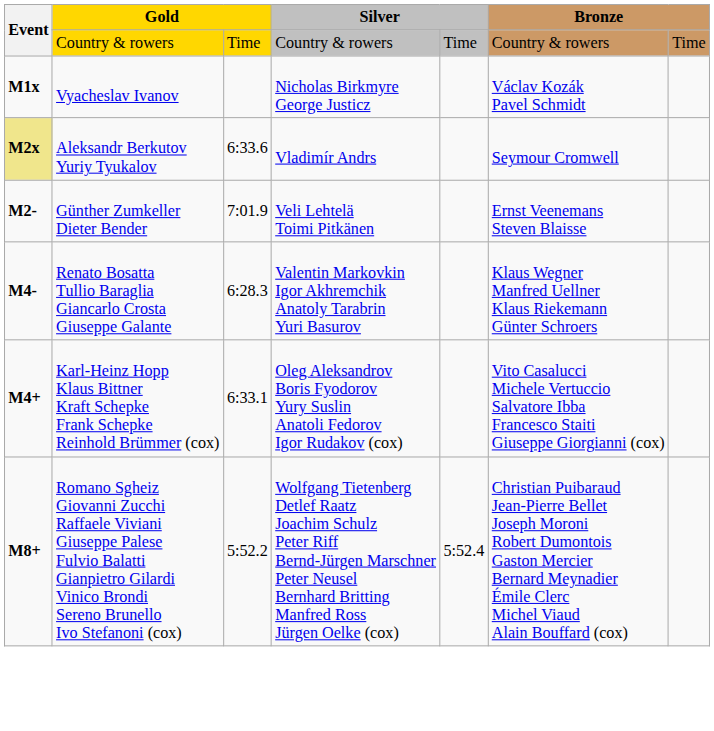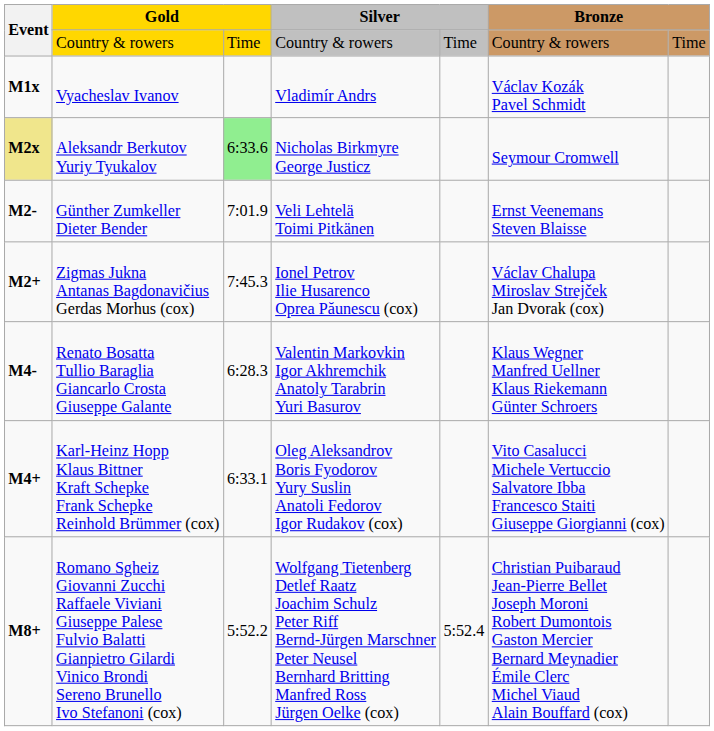(337, 95) Nicholas Birkmyre George Justicz -> (326, 95) Vladimír Andrs
(247, 148) no background -> (247, 148) lightgreen background
(326, 157) Vladimír Andrs -> (337, 157) Nicholas Birkmyre George Justicz
+ row: (133, 290)
